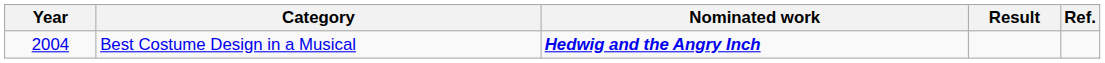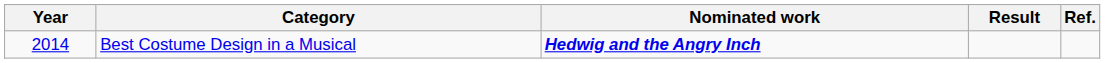(50, 44) 2004 -> (50, 44) 2014
